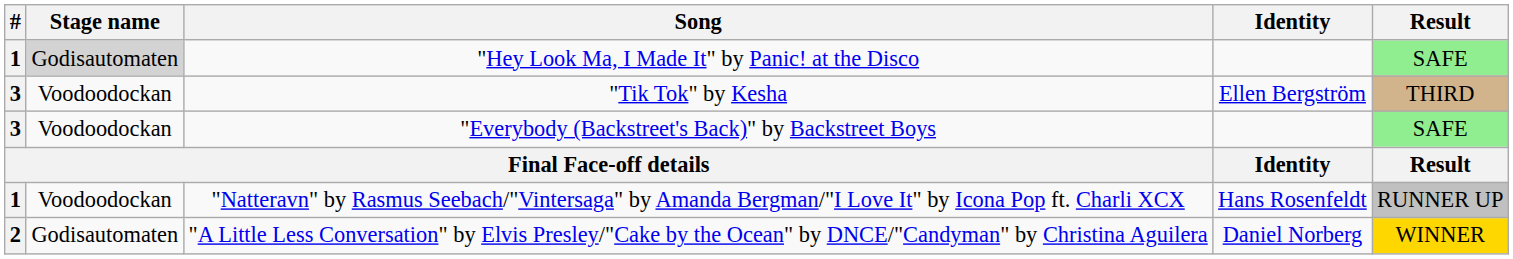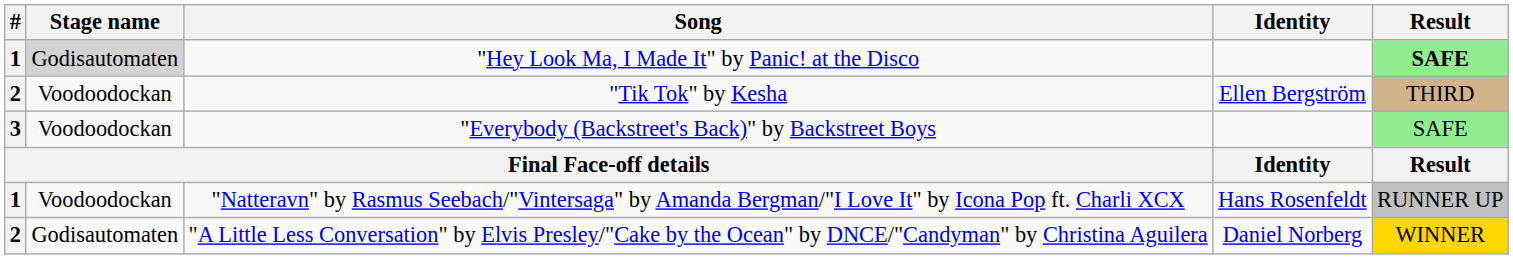(1440, 57) normal -> (1440, 57) bold
(15, 93) 3 -> (15, 93) 2
